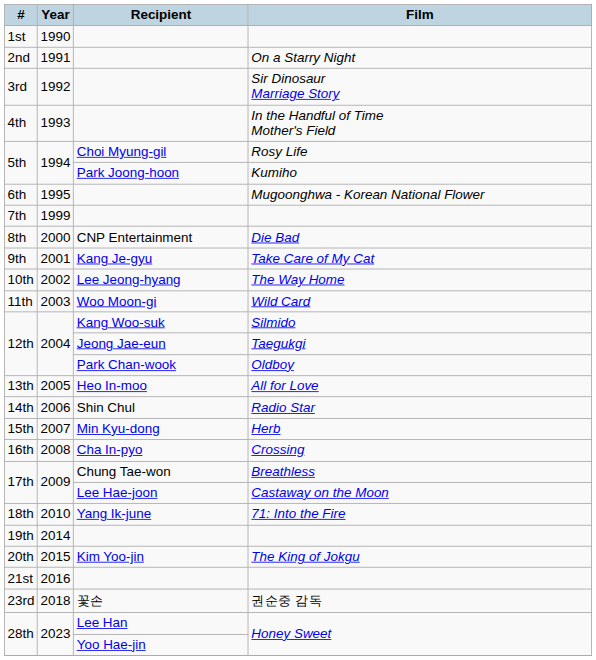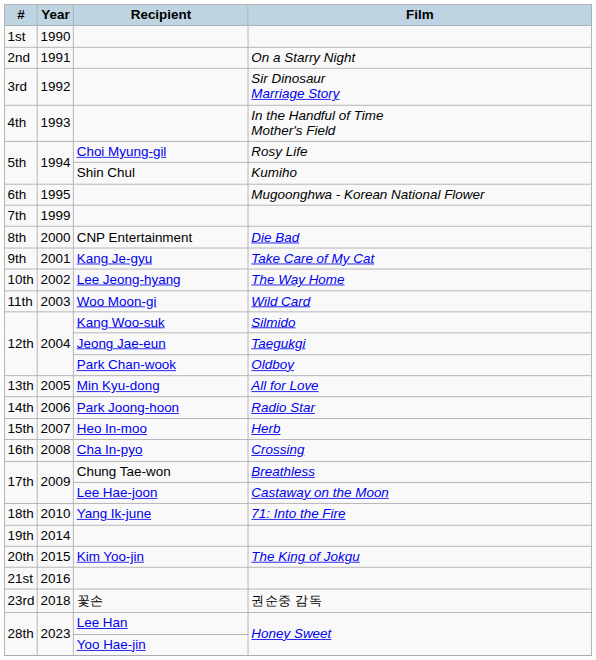(128, 173) Park Joong-hoon -> (106, 173) Shin Chul
(112, 386) Heo In-moo -> (118, 386) Min Kyu-dong
(106, 407) Shin Chul -> (128, 407) Park Joong-hoon
(118, 429) Min Kyu-dong -> (112, 429) Heo In-moo
